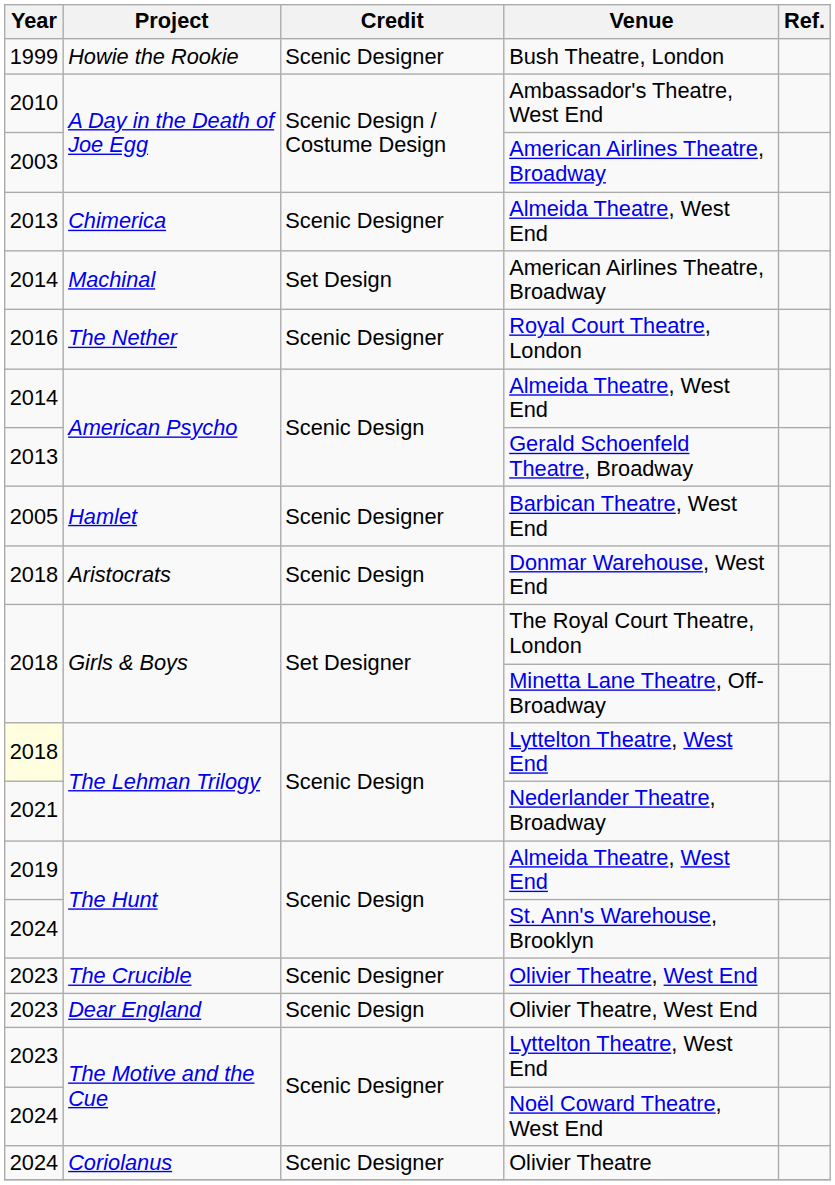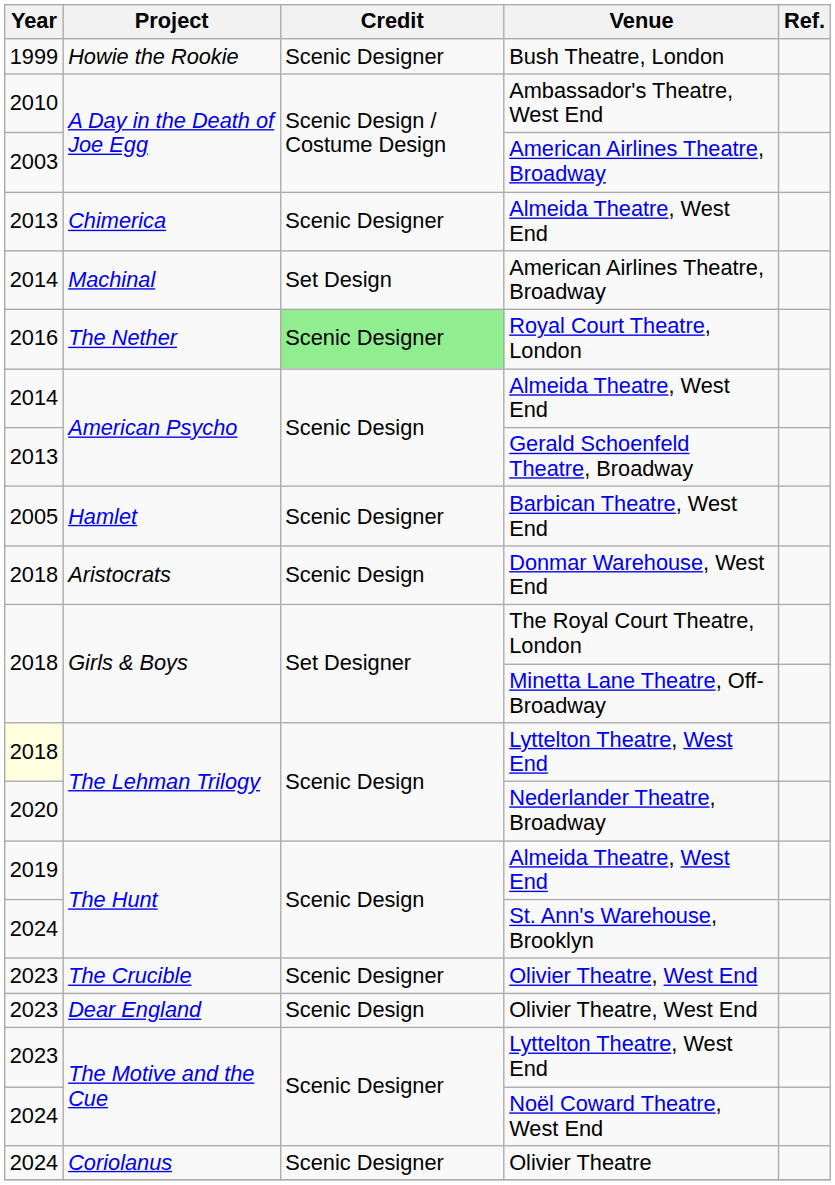(365, 338) no background -> (365, 338) lightgreen background
(34, 810) 2021 -> (34, 810) 2020
